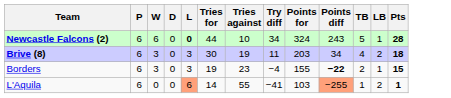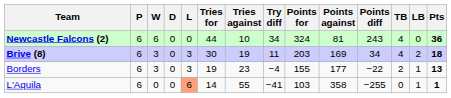+ column: (338, 17)
(189, 38) bold -> (189, 38) normal
(362, 38) 5 -> (401, 38) 4
(380, 38) 1 -> (418, 38) 0
(398, 38) 28 -> (437, 38) 36
(336, 69) bold -> (375, 69) normal
(398, 69) 15 -> (437, 69) 13
(336, 85) lightsalmon background -> (375, 85) no background
(362, 85) 1 -> (401, 85) 0
(380, 85) 2 -> (418, 85) 1
